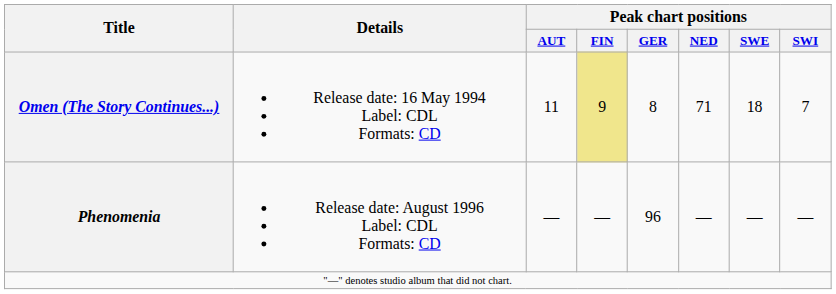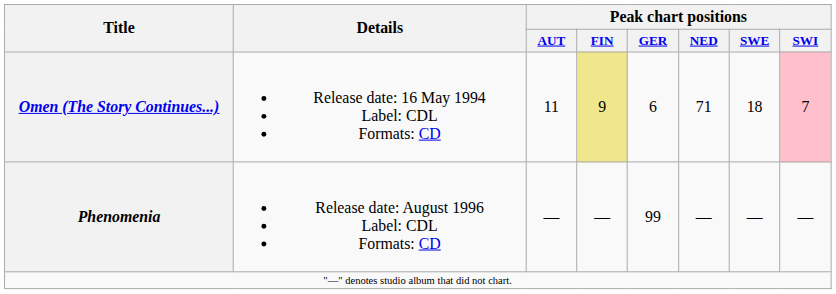(653, 106) 8 -> (653, 106) 6
(805, 106) no background -> (805, 106) pink background
(653, 217) 96 -> (653, 217) 99
